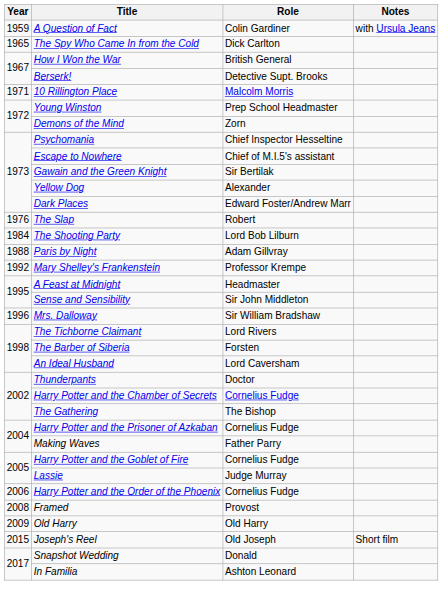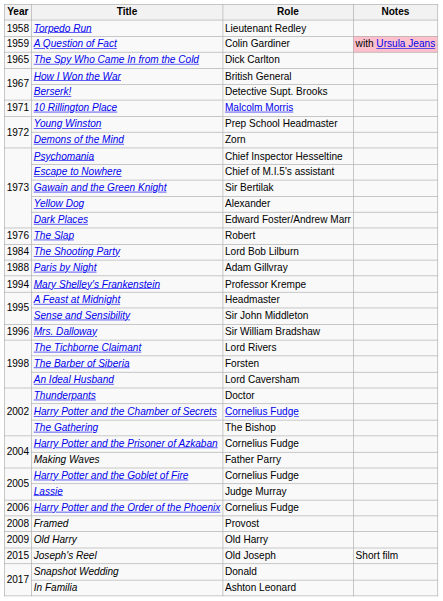+ row: (63, 28)
(395, 28) no background -> (395, 44) pink background
(18, 268) 1992 -> (18, 284) 1994
